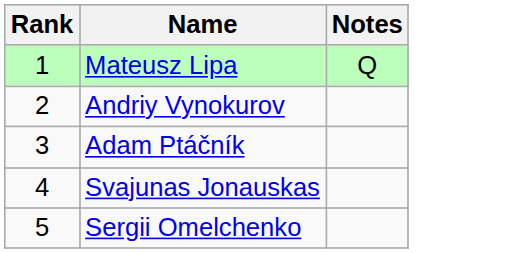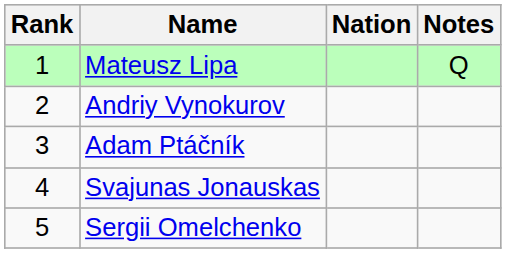+ column: (372, 24)
